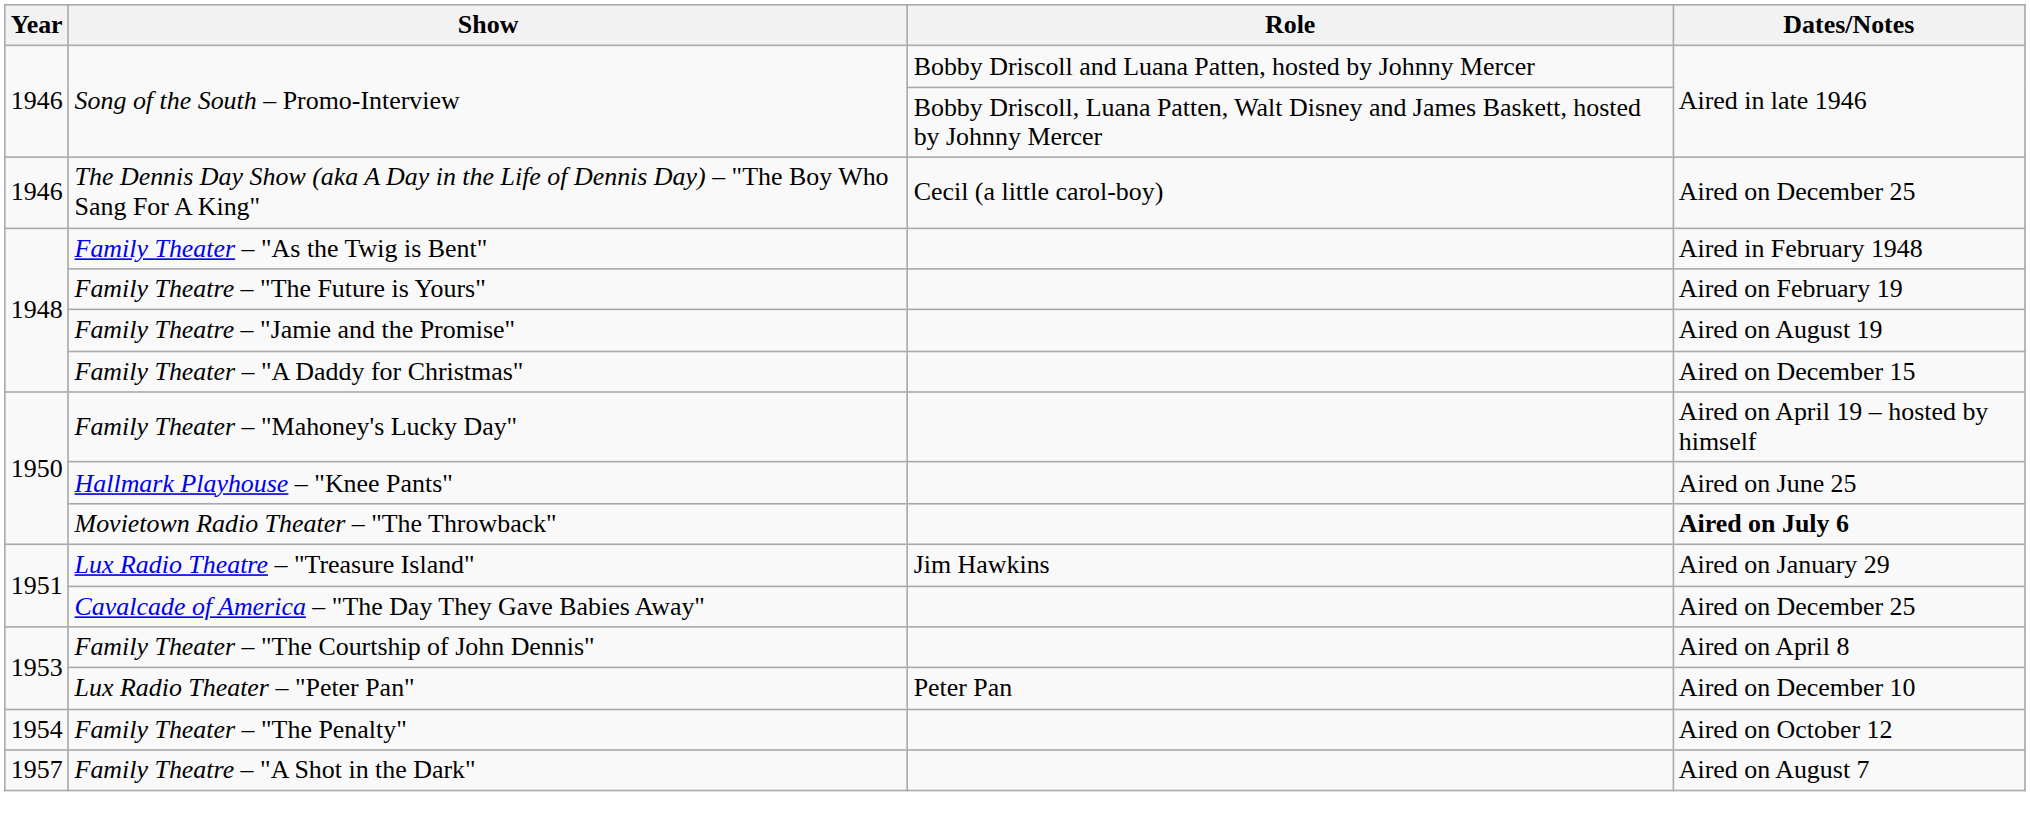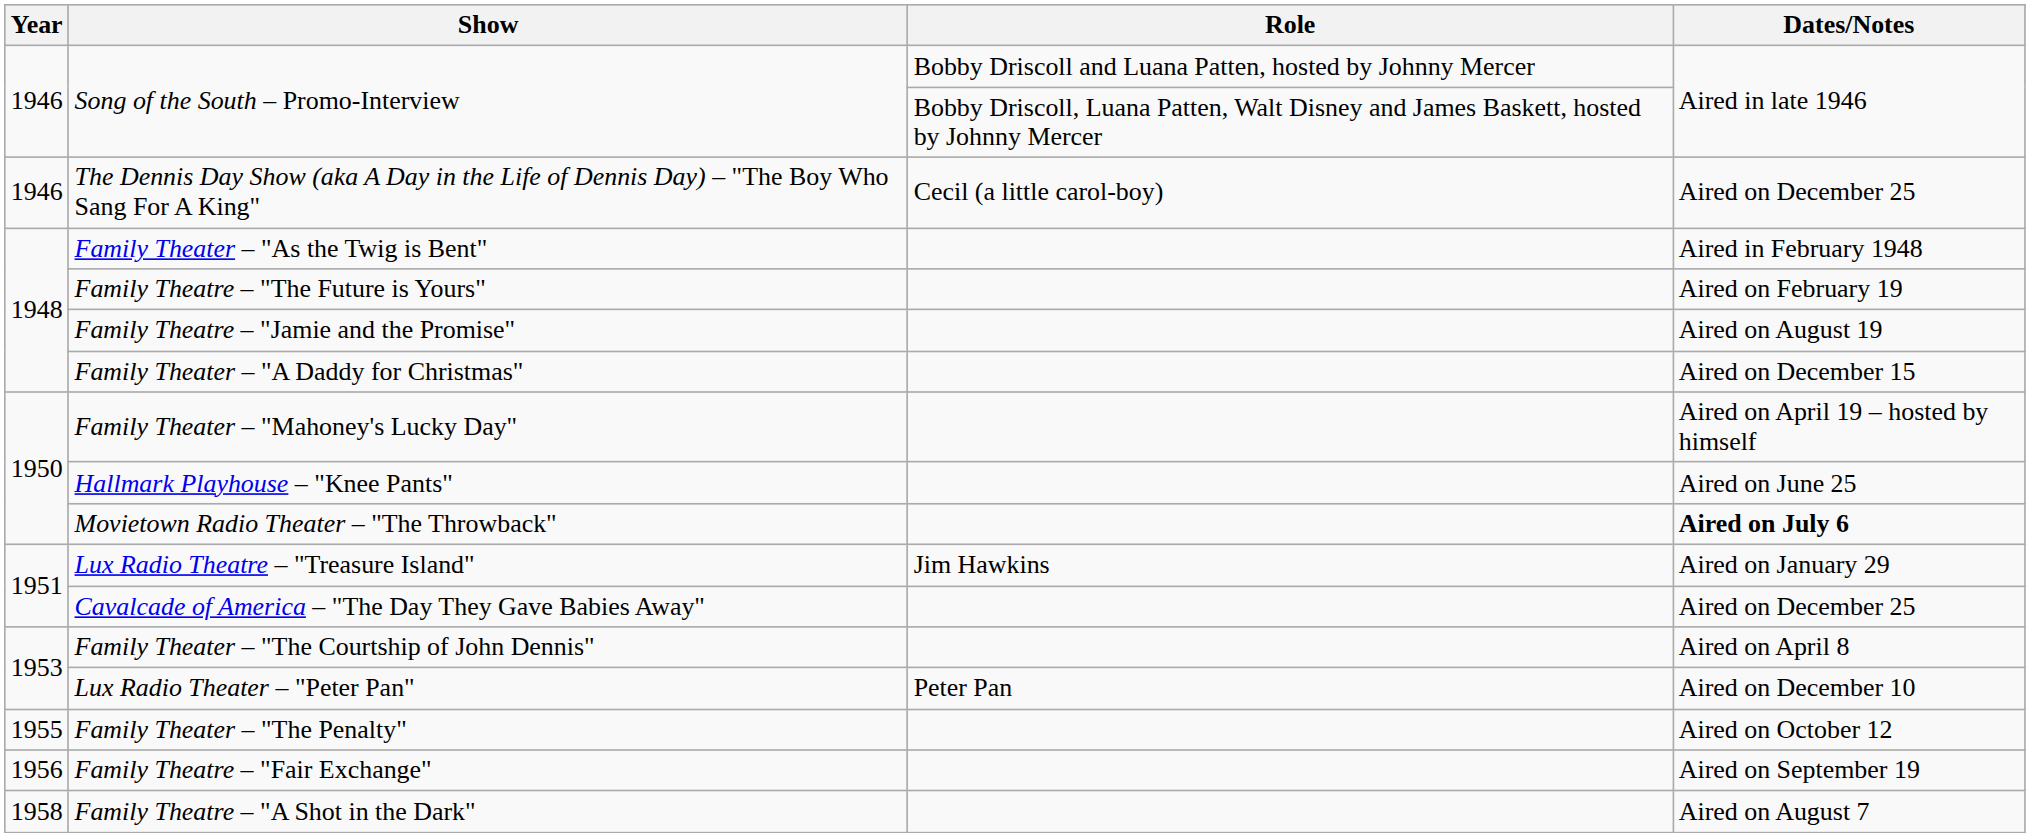(37, 729) 1954 -> (37, 729) 1955
+ row: (253, 770)
(37, 770) 1957 -> (37, 811) 1958
